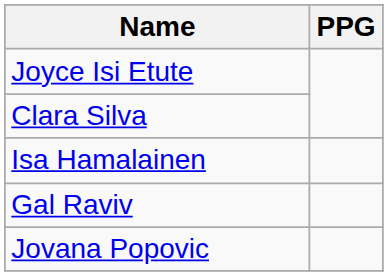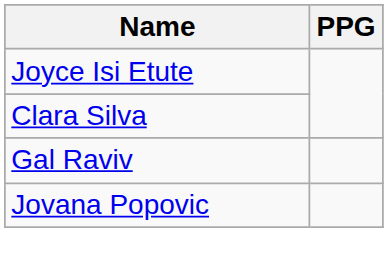- row: (109, 159)
